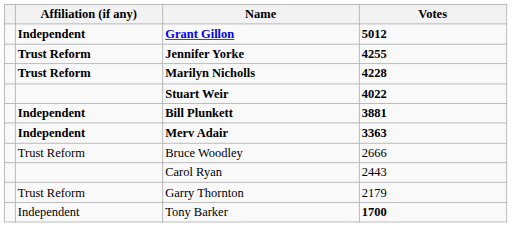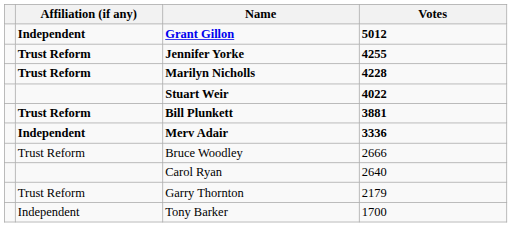(51, 113) Independent -> (54, 113) Trust Reform
(374, 133) 3363 -> (374, 133) 3336
(374, 172) 2443 -> (374, 172) 2640
(374, 212) bold -> (374, 212) normal
